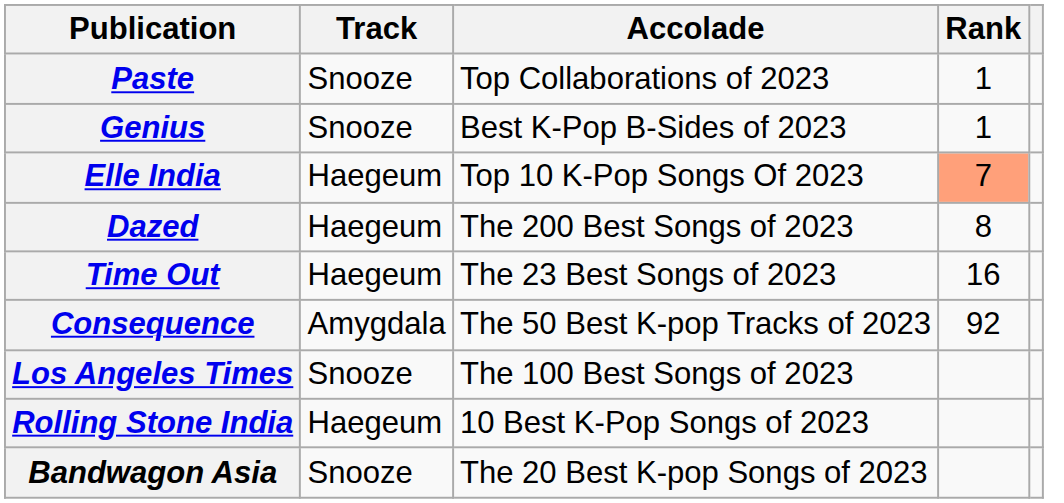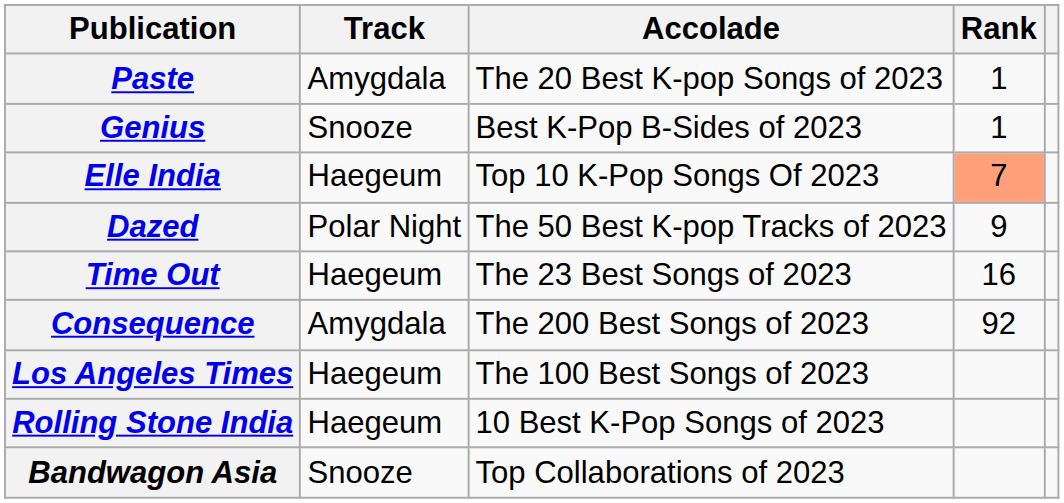(360, 78) Snooze -> (377, 78) Amygdala
(645, 78) Top Collaborations of 2023 -> (709, 78) The 20 Best K-pop Songs of 2023
(375, 226) Haegeum -> (384, 226) Polar Night
(657, 226) The 200 Best Songs of 2023 -> (711, 226) The 50 Best K-pop Tracks of 2023
(983, 226) 8 -> (999, 226) 9
(695, 324) The 50 Best K-pop Tracks of 2023 -> (672, 324) The 200 Best Songs of 2023
(360, 373) Snooze -> (375, 373) Haegeum
(694, 472) The 20 Best K-pop Songs of 2023 -> (660, 472) Top Collaborations of 2023
